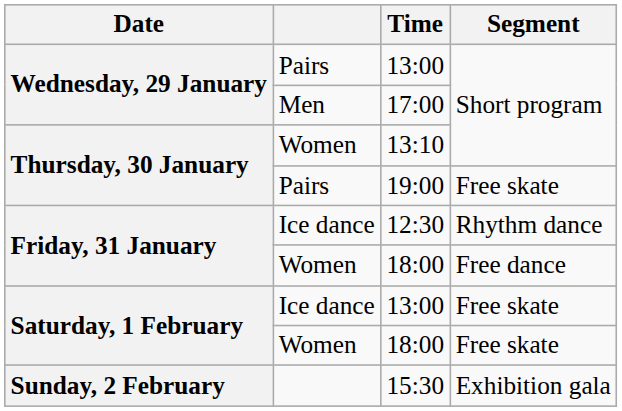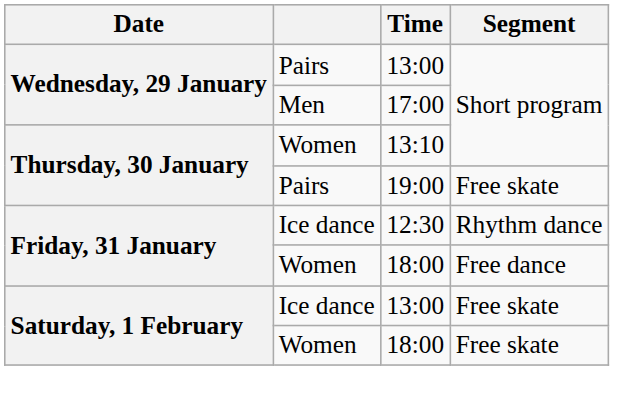- row: (118, 385)
